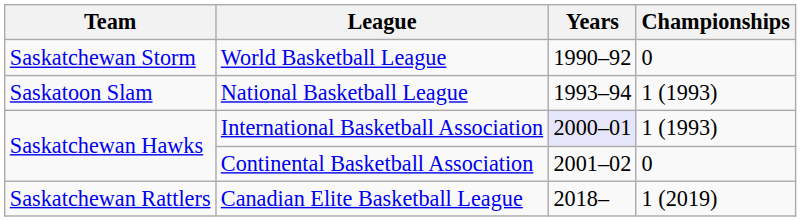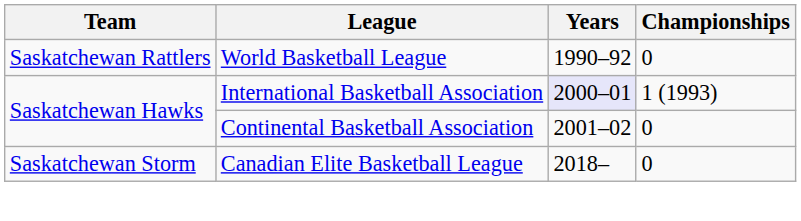(103, 57) Saskatchewan Storm -> (110, 57) Saskatchewan Rattlers
- row: (344, 92)
(110, 198) Saskatchewan Rattlers -> (103, 163) Saskatchewan Storm
(680, 198) 1 (2019) -> (647, 163) 0
